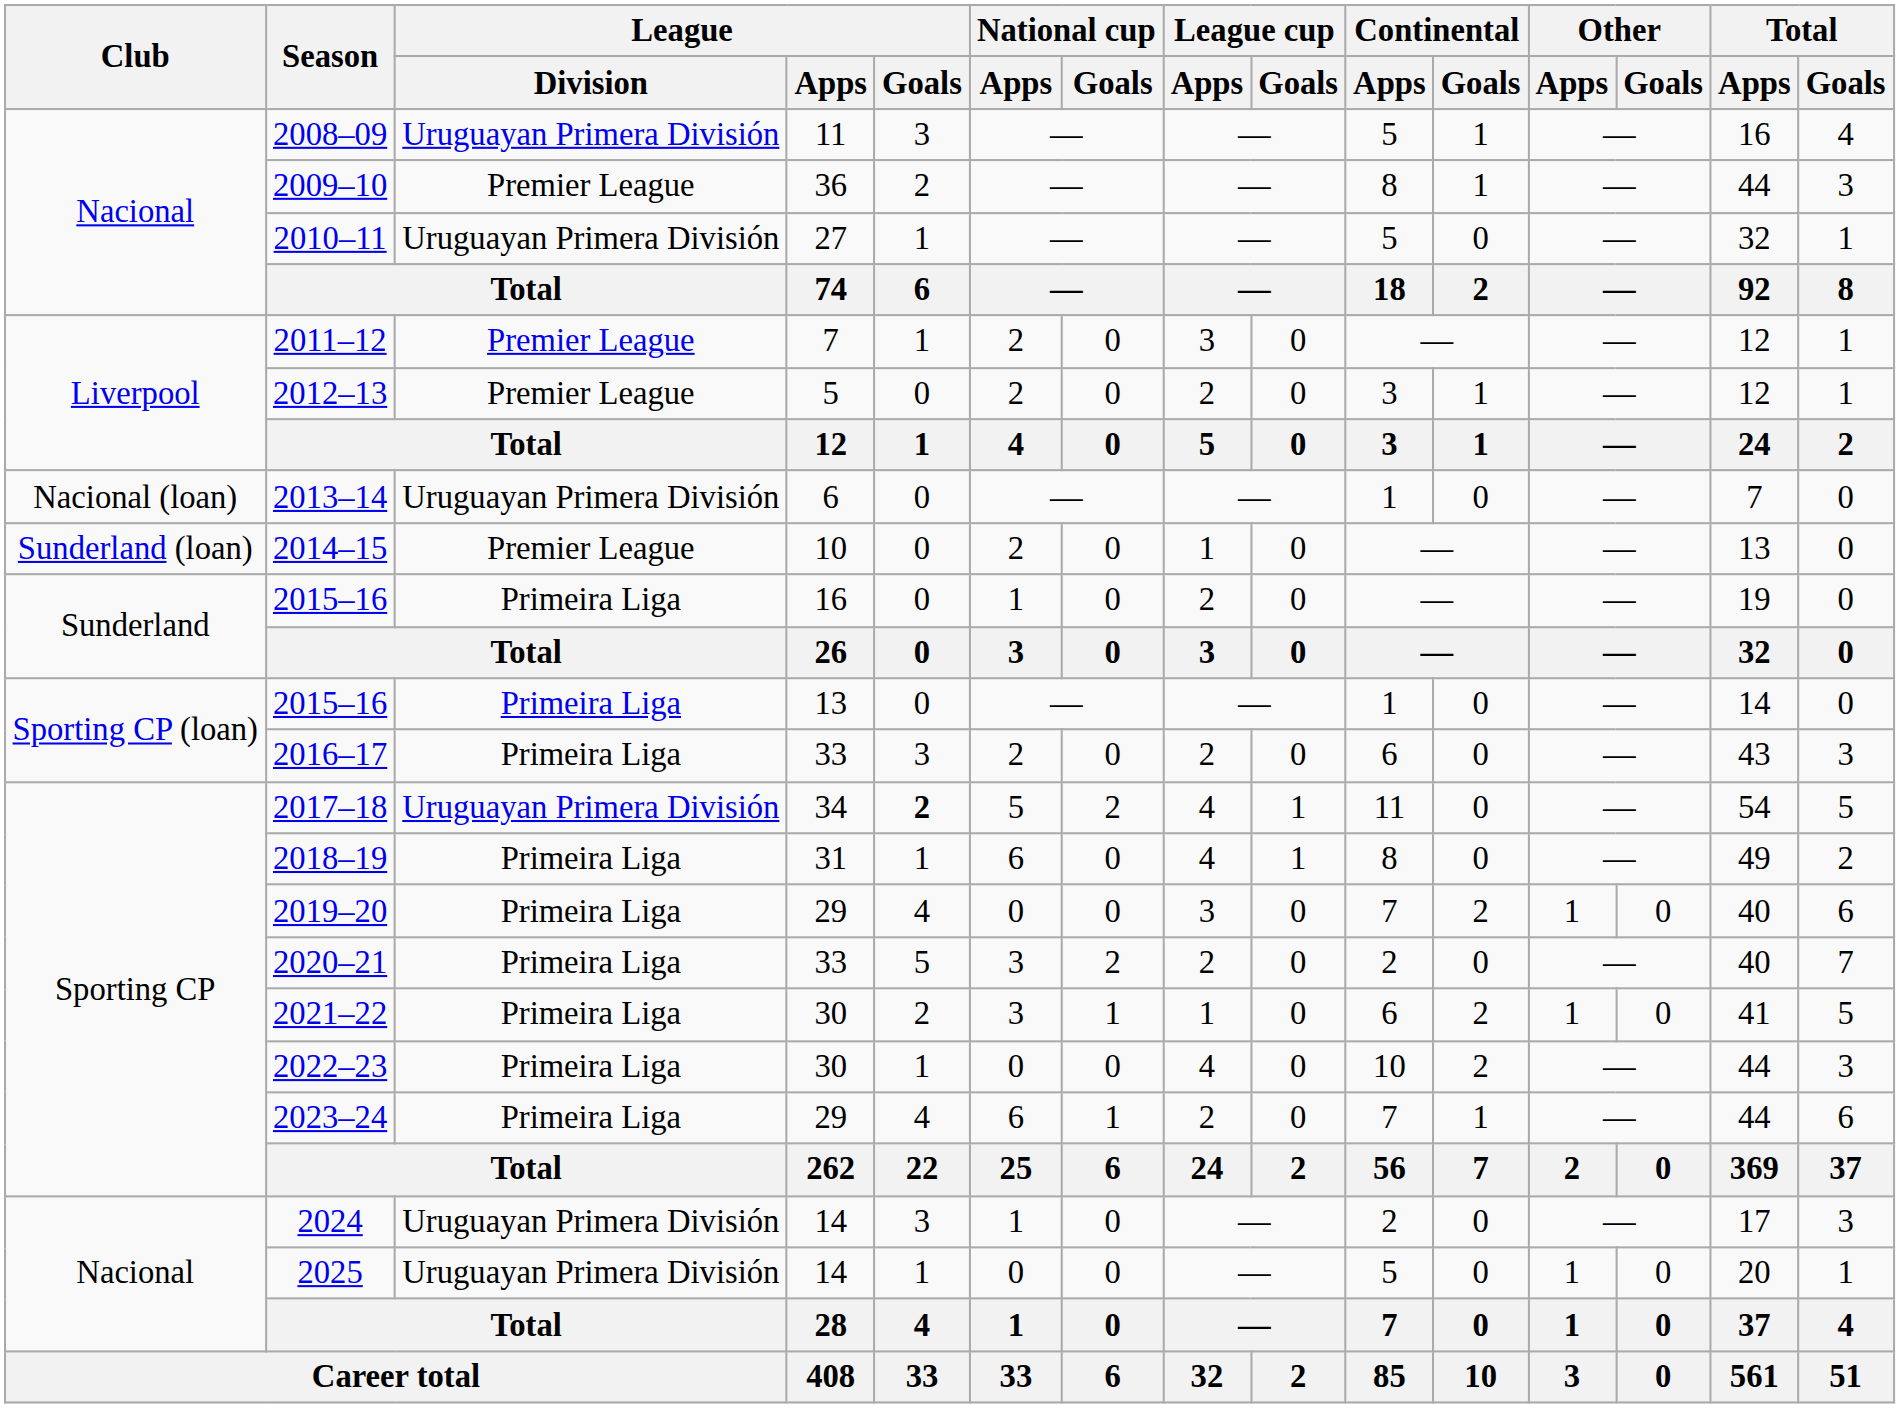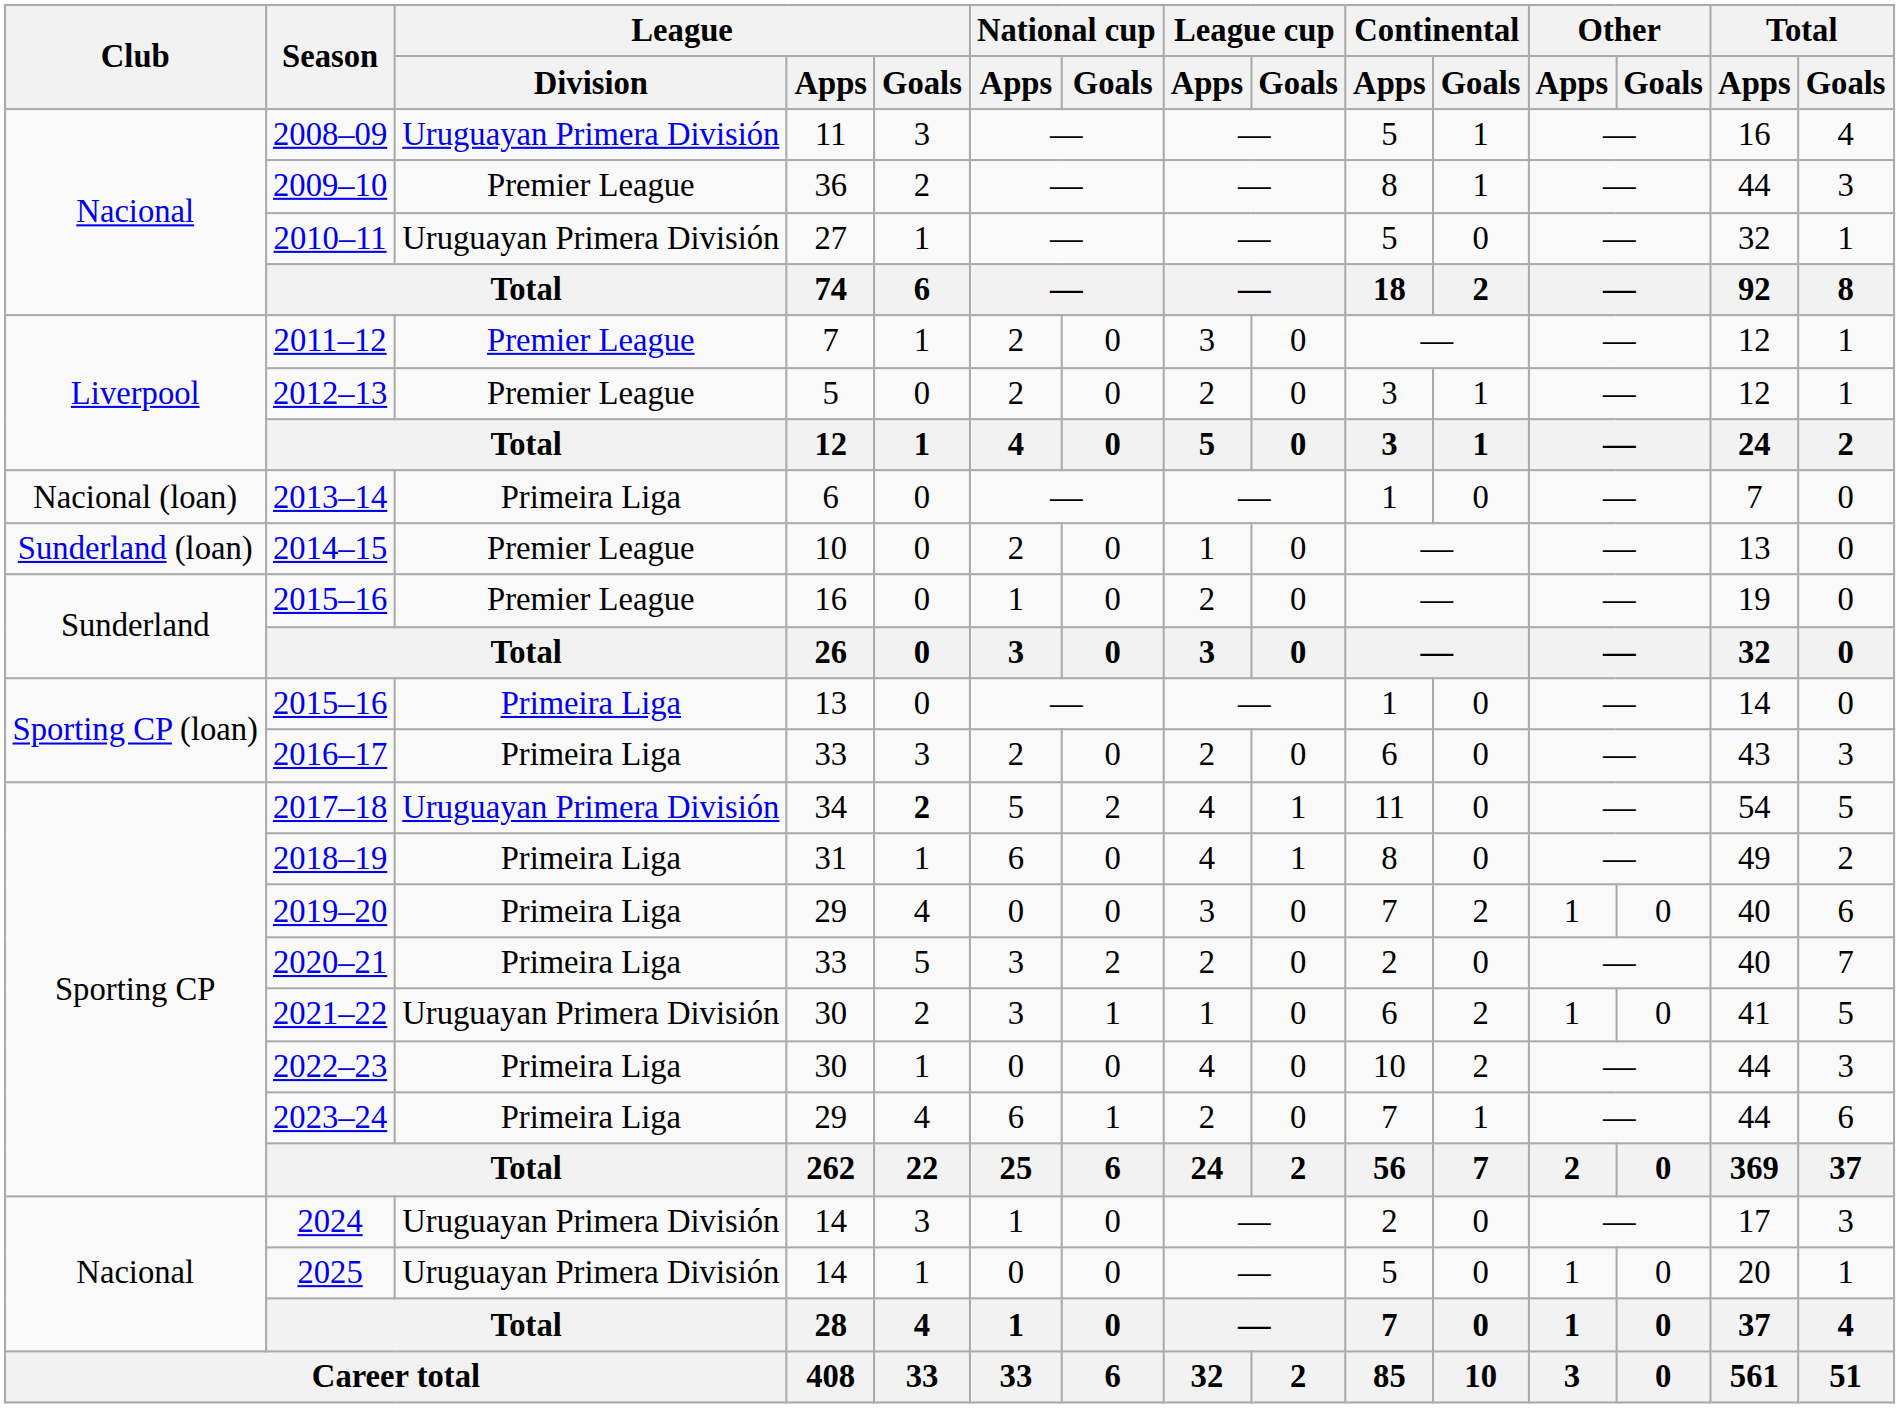(591, 496) Uruguayan Primera División -> (591, 496) Primeira Liga
(591, 599) Primeira Liga -> (591, 599) Premier League
(591, 1013) Primeira Liga -> (591, 1013) Uruguayan Primera División
